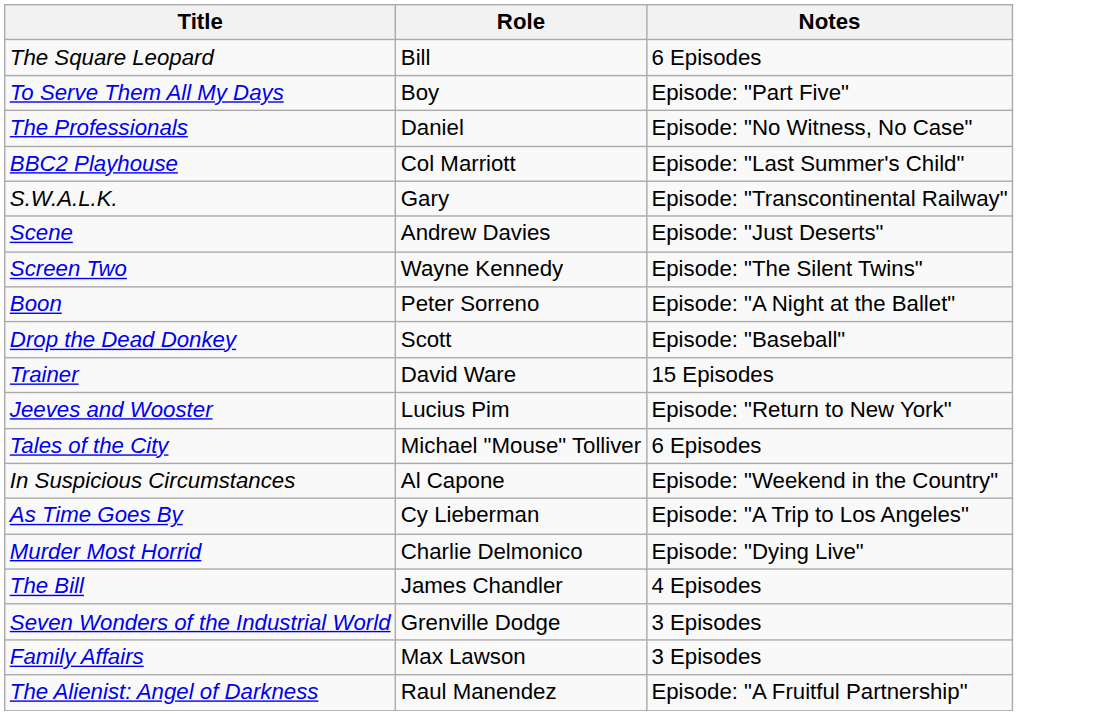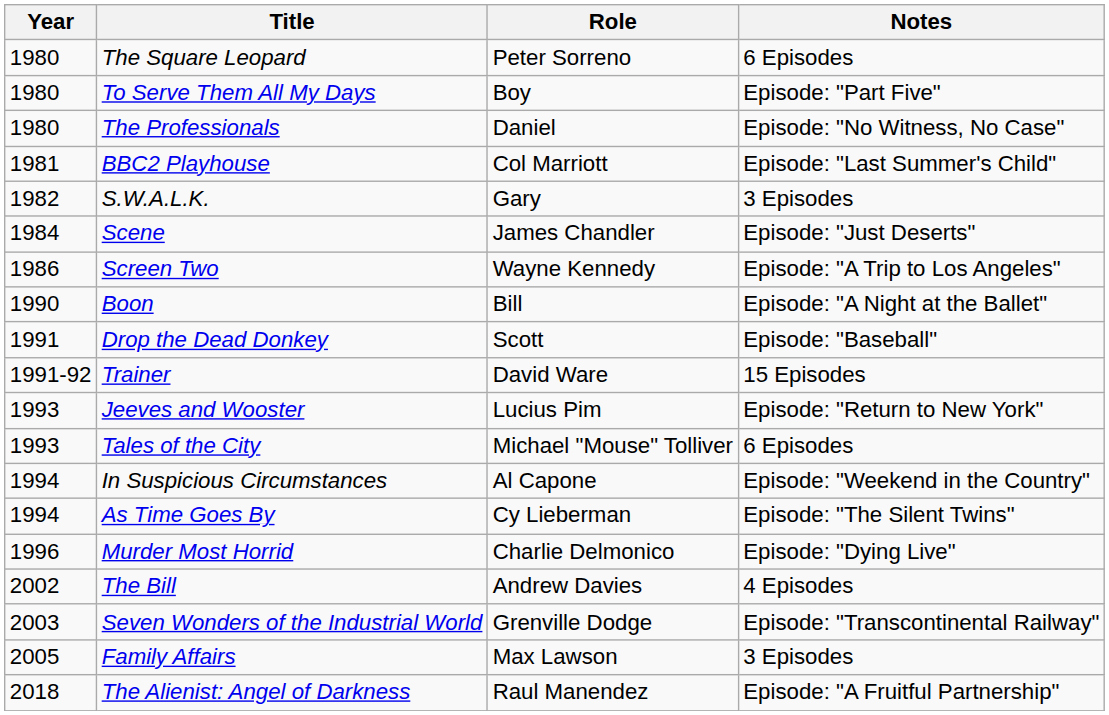+ column: (51, 22)
(416, 57) Bill -> (562, 57) Peter Sorreno
(829, 198) Episode: "Transcontinental Railway" -> (798, 198) 3 Episodes
(476, 233) Andrew Davies -> (574, 233) James Chandler
(787, 269) Episode: "The Silent Twins" -> (902, 269) Episode: "A Trip to Los Angeles"
(470, 304) Peter Sorreno -> (508, 304) Bill
(810, 515) Episode: "A Trip to Los Angeles" -> (879, 515) Episode: "The Silent Twins"
(482, 586) James Chandler -> (567, 586) Andrew Davies
(706, 621) 3 Episodes -> (921, 621) Episode: "Transcontinental Railway"
